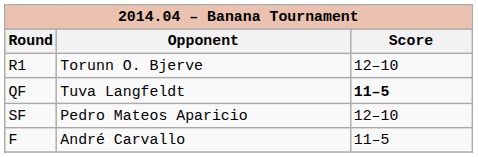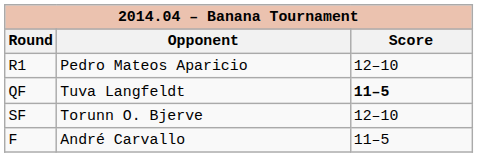(132, 66) Torunn O. Bjerve -> (154, 66) Pedro Mateos Aparicio
(154, 116) Pedro Mateos Aparicio -> (132, 116) Torunn O. Bjerve
